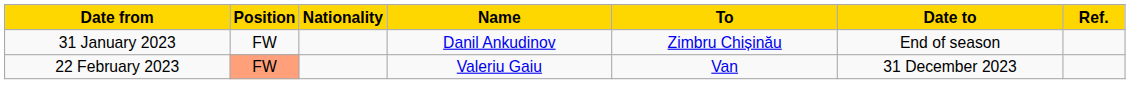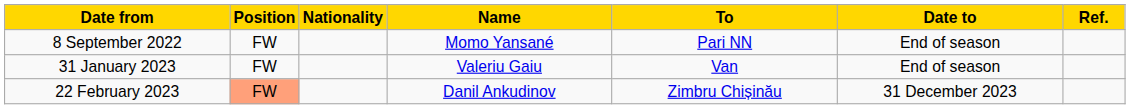+ row: (117, 42)
(499, 42) Danil Ankudinov -> (499, 67) Valeriu Gaiu
(725, 42) Zimbru Chișinău -> (725, 67) Van
(499, 67) Valeriu Gaiu -> (499, 92) Danil Ankudinov
(725, 67) Van -> (725, 92) Zimbru Chișinău
